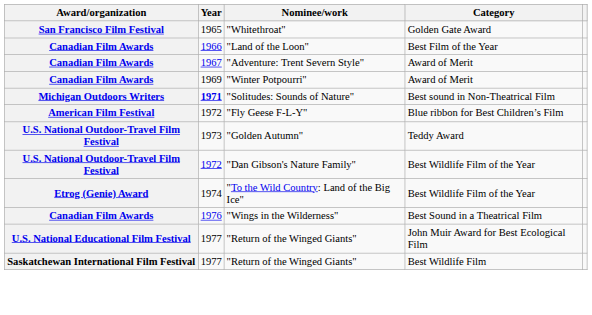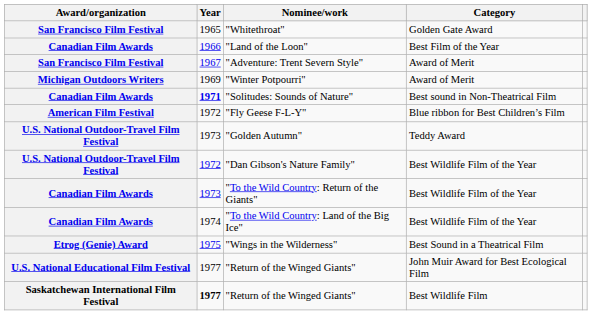(101, 63) Canadian Film Awards -> (101, 63) San Francisco Film Festival
(101, 79) Canadian Film Awards -> (101, 79) Michigan Outdoors Writers
(101, 96) Michigan Outdoors Writers -> (101, 96) Canadian Film Awards
+ row: (302, 193)
(101, 193) Etrog (Genie) Award -> (101, 221) Canadian Film Awards
(101, 215) Canadian Film Awards -> (101, 244) Etrog (Genie) Award
(211, 215) 1976 -> (210, 244) 1975
(211, 261) normal -> (210, 295) bold
